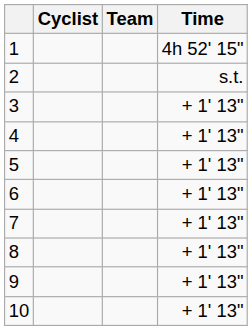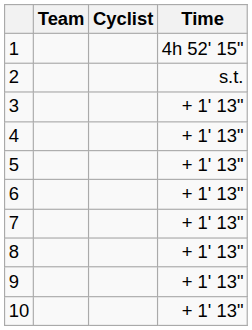columns swapped: (68, 19) <-> (130, 19)
